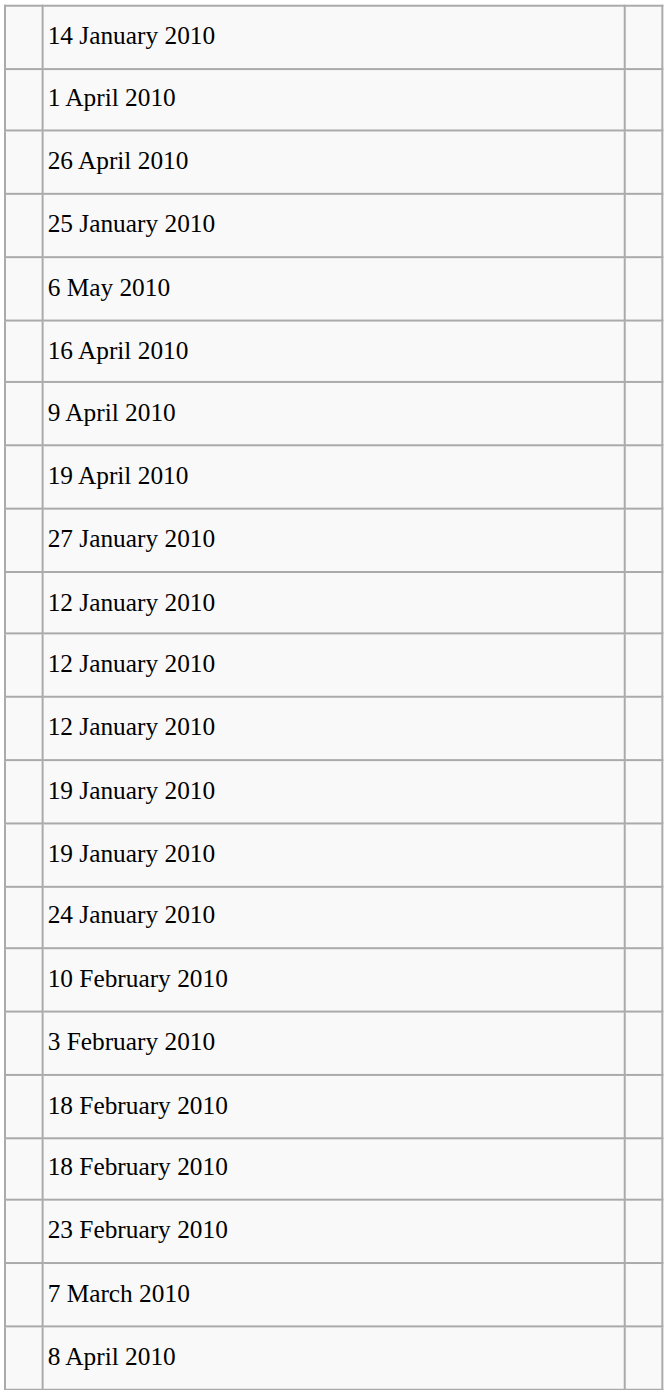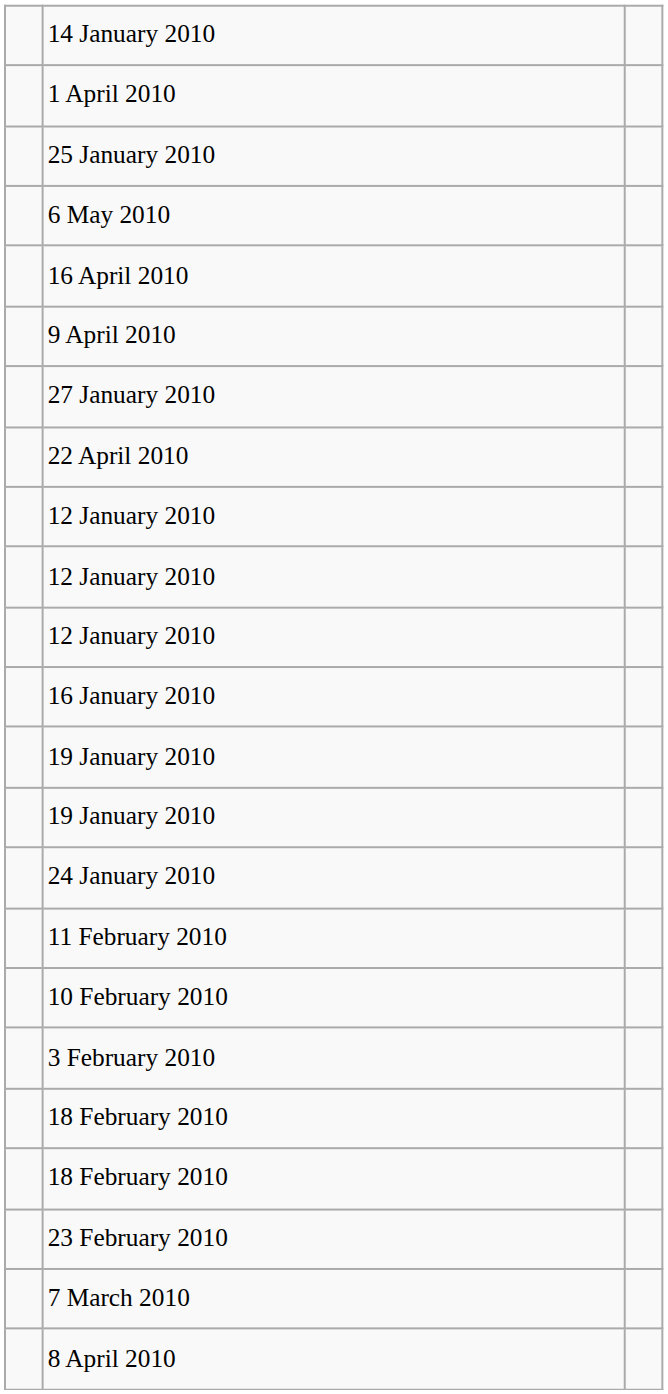- row: (23, 163)
- row: (23, 477)
+ row: (23, 457)
+ row: (23, 697)
+ row: (23, 938)
